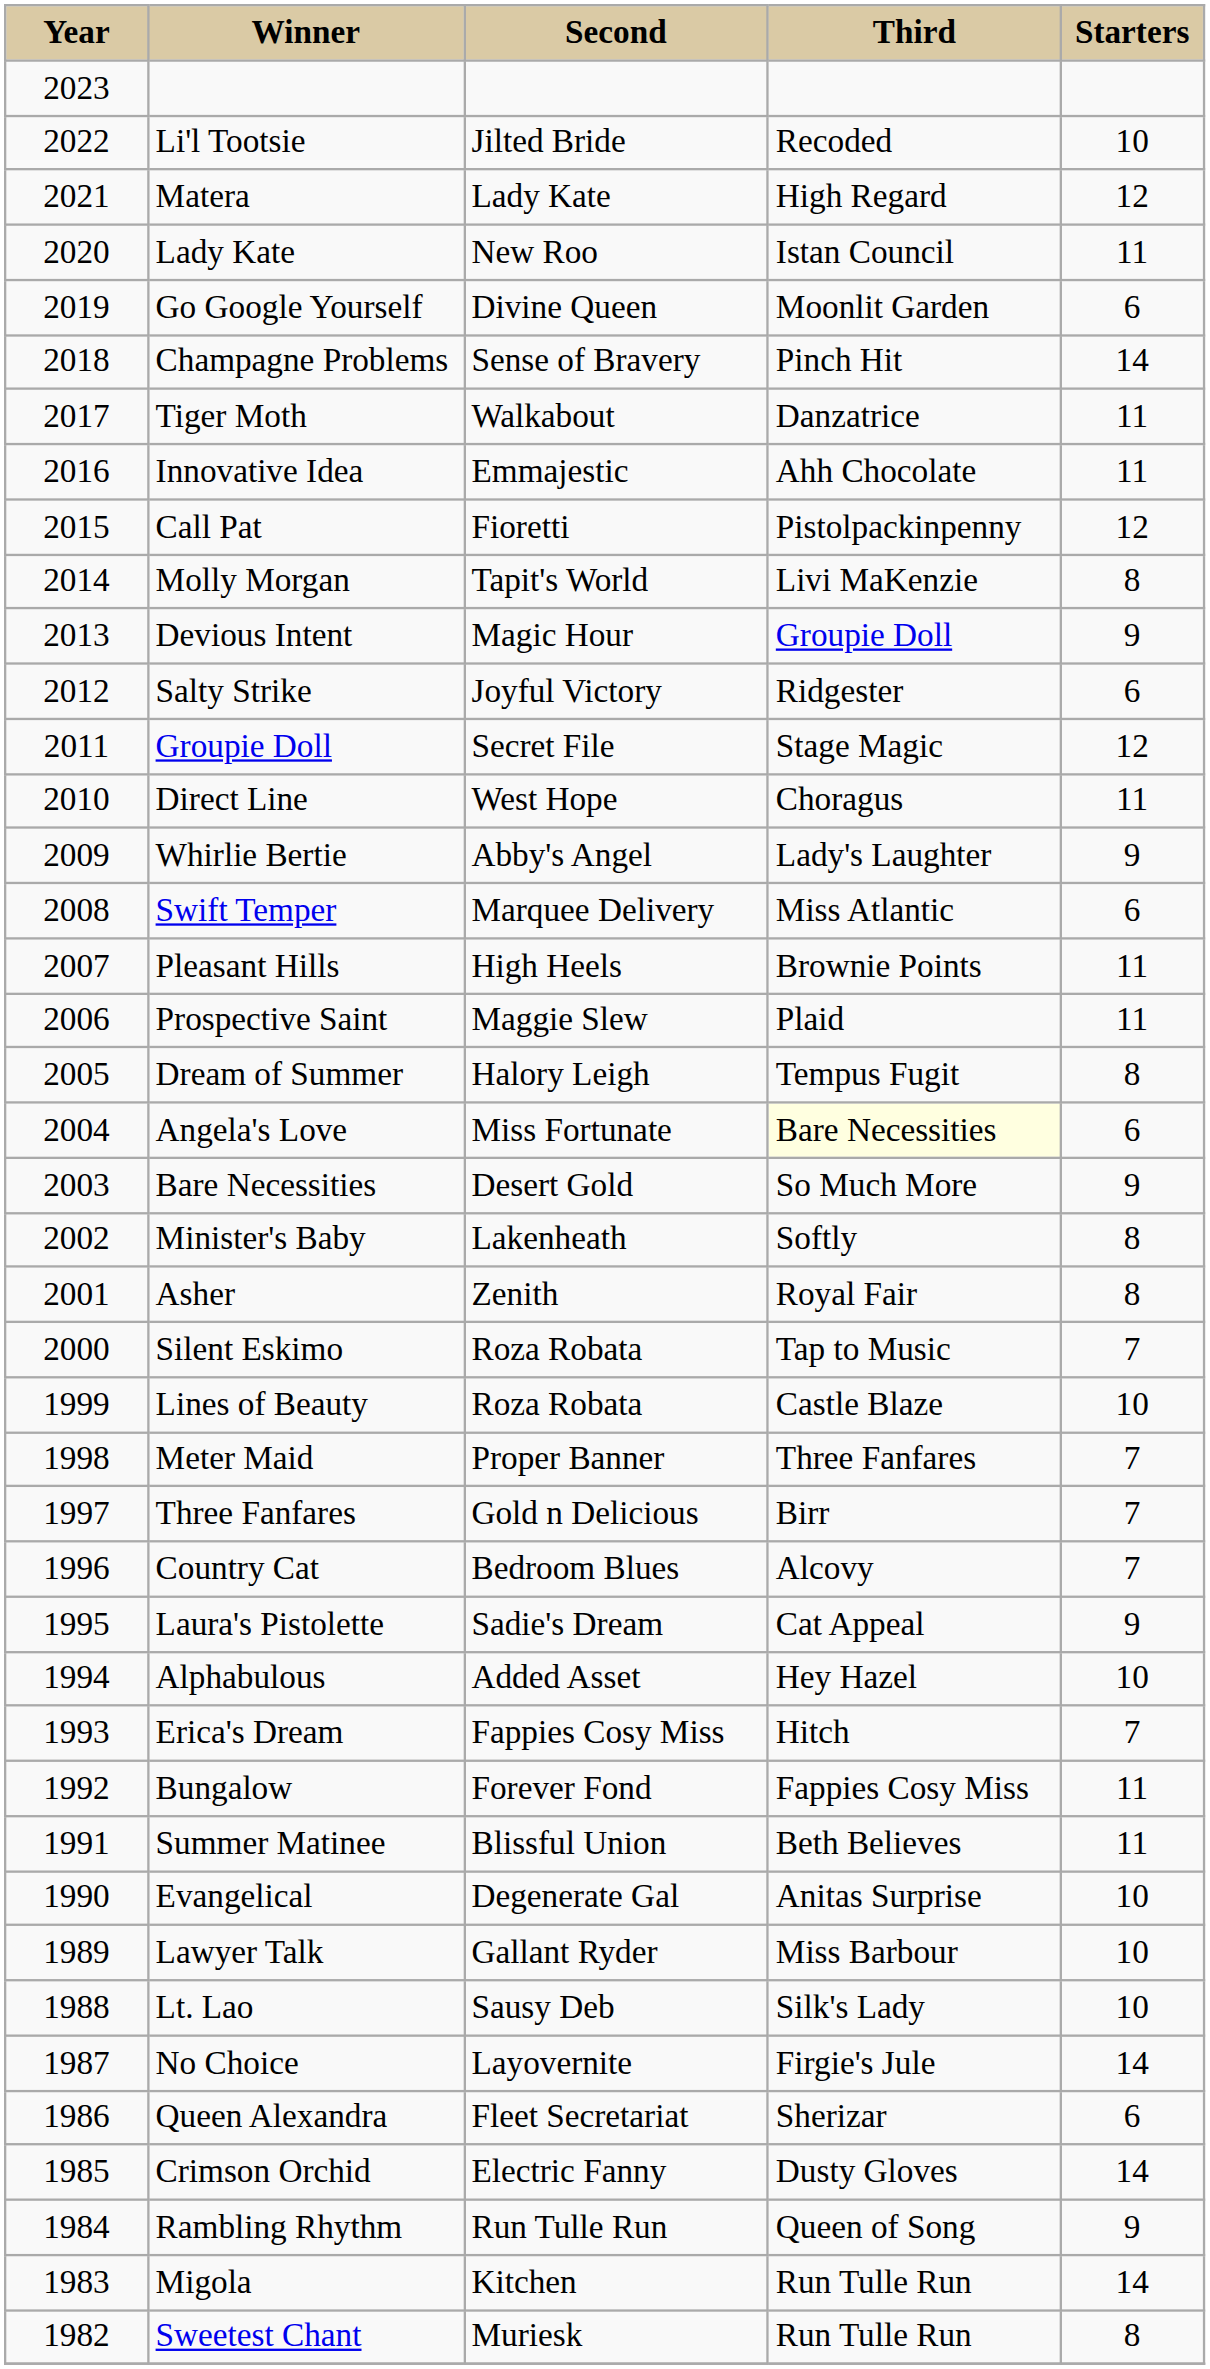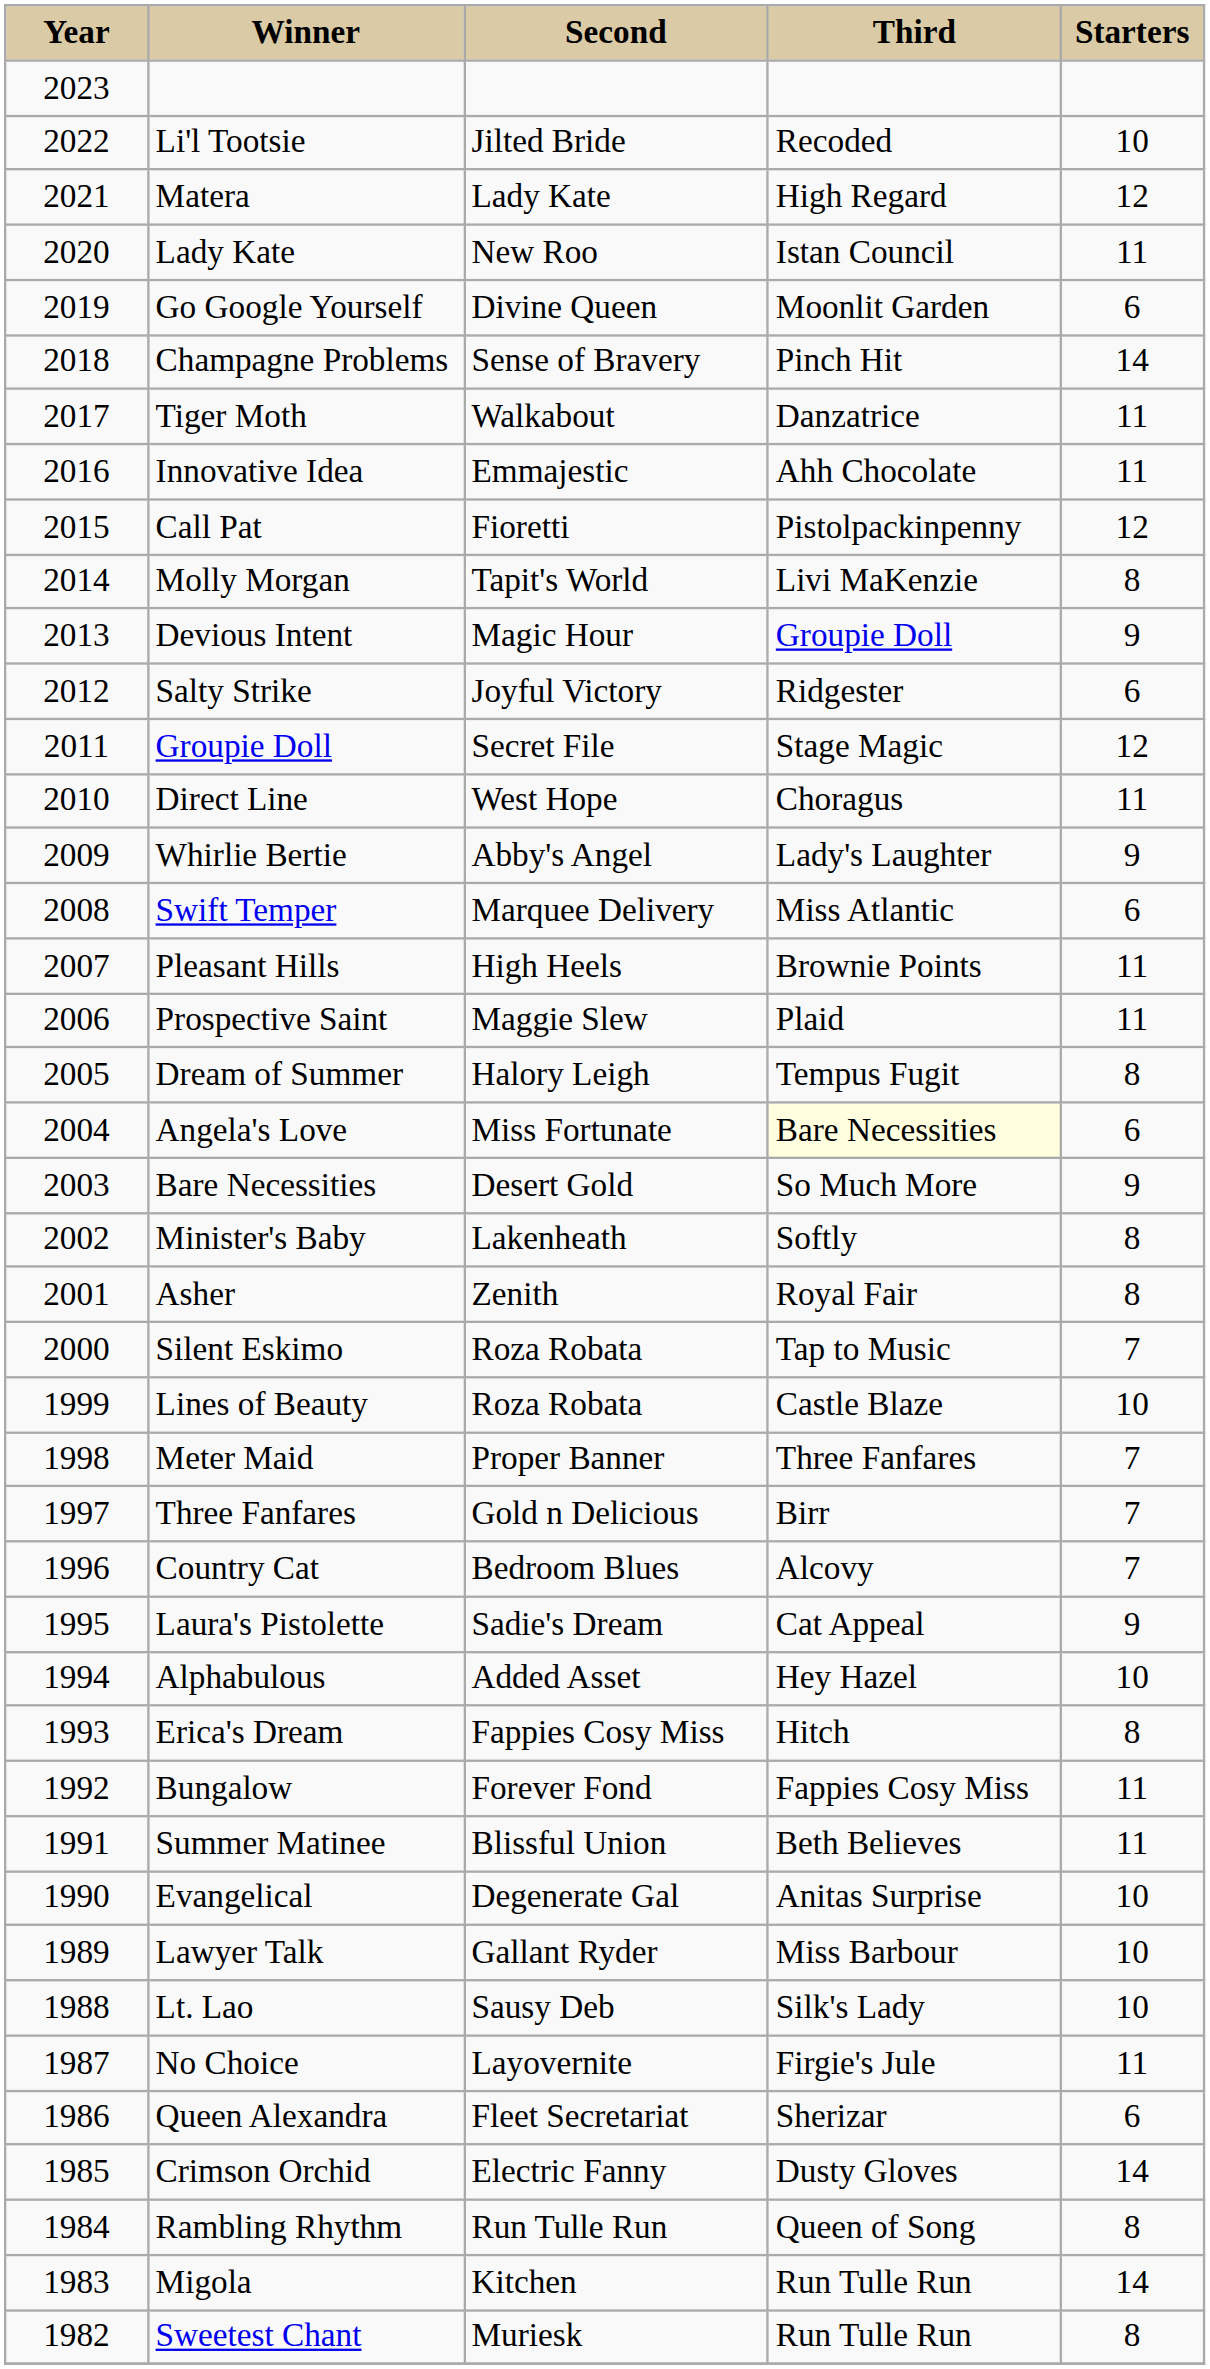(1132, 1733) 7 -> (1132, 1733) 8
(1132, 2062) 14 -> (1132, 2062) 11
(1132, 2226) 9 -> (1132, 2226) 8
